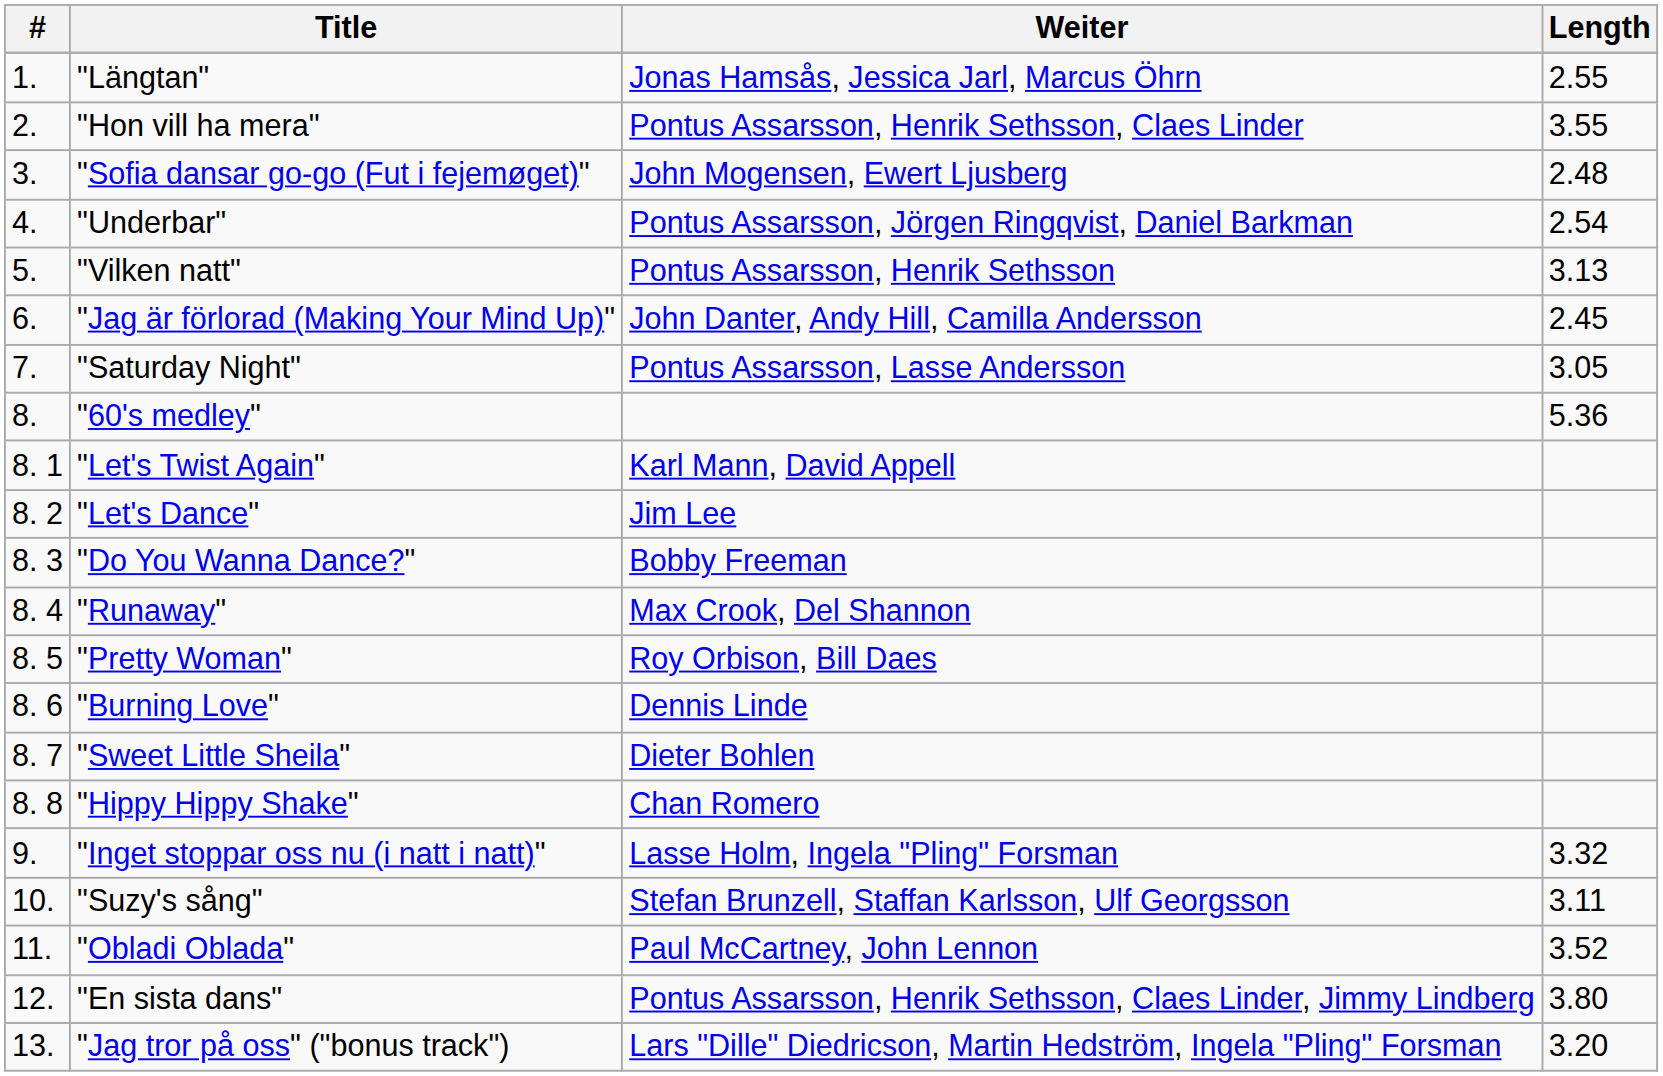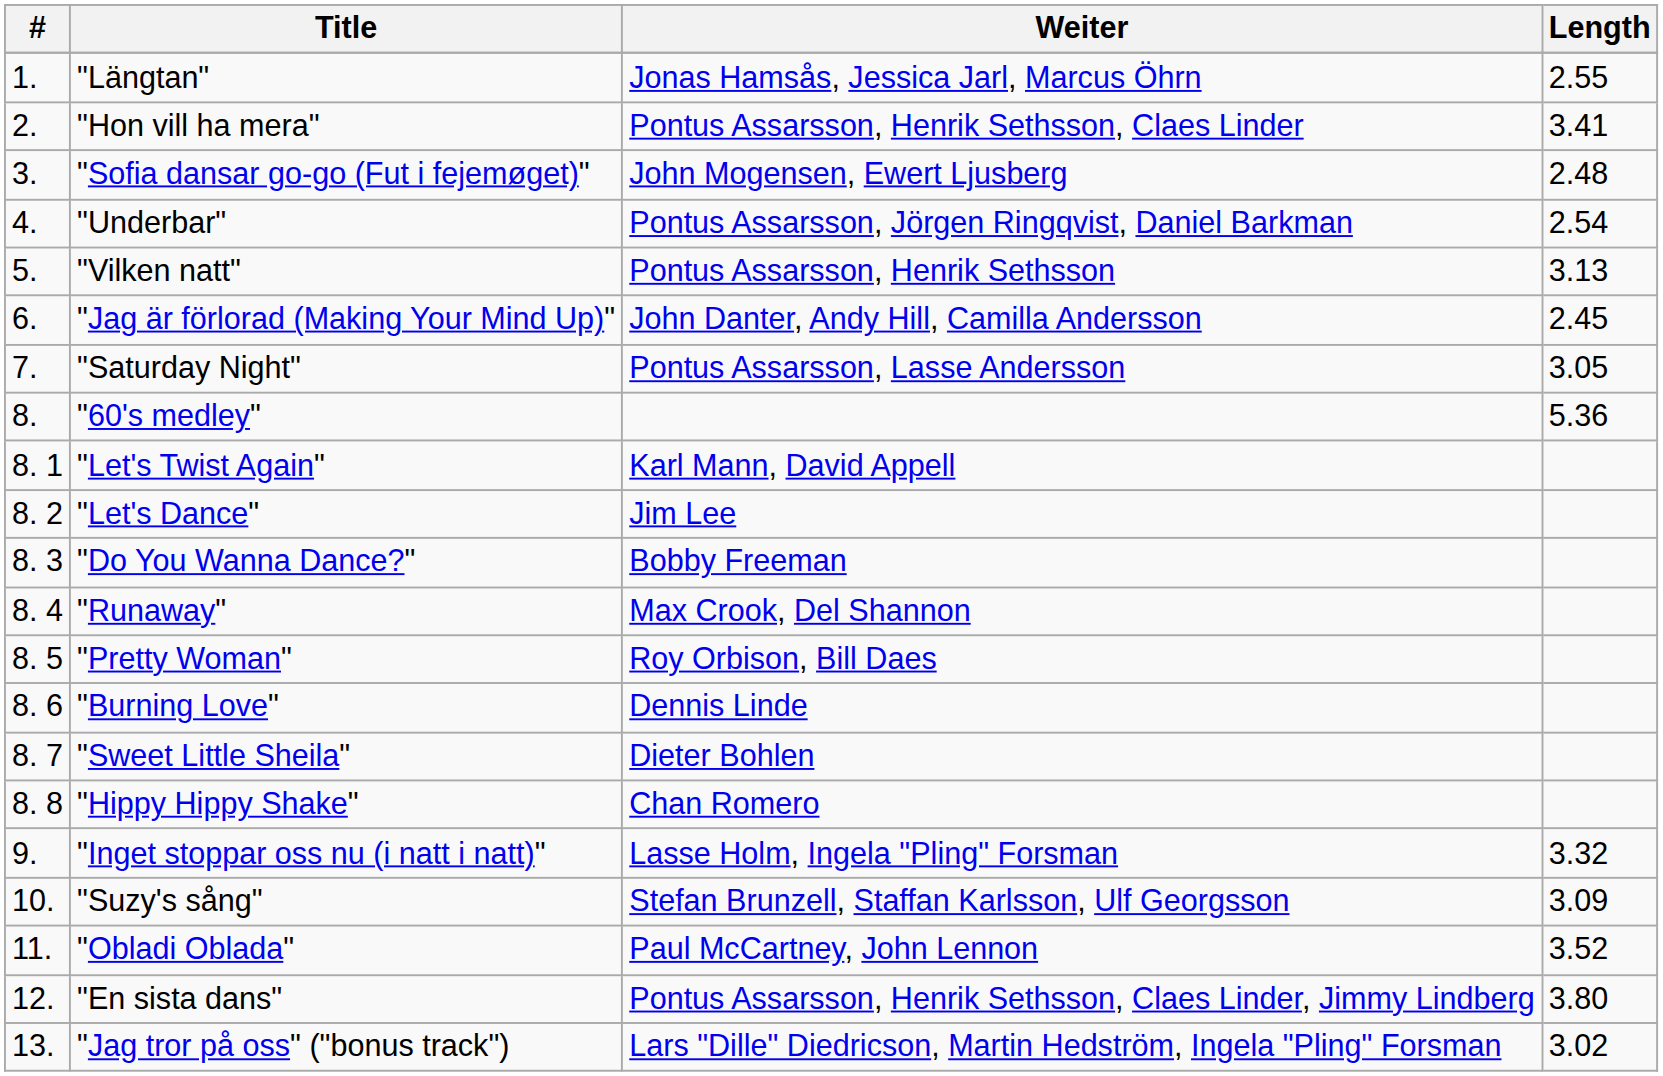(1578, 125) 3.55 -> (1578, 125) 3.41
(1577, 901) 3.11 -> (1578, 901) 3.09
(1578, 1046) 3.20 -> (1578, 1046) 3.02
